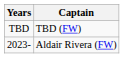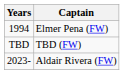+ row: (72, 28)
